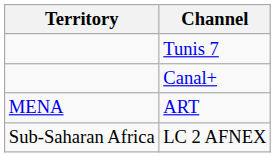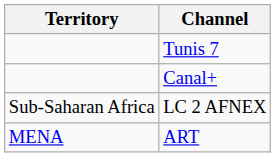rows swapped: (181, 107) <-> (215, 136)
